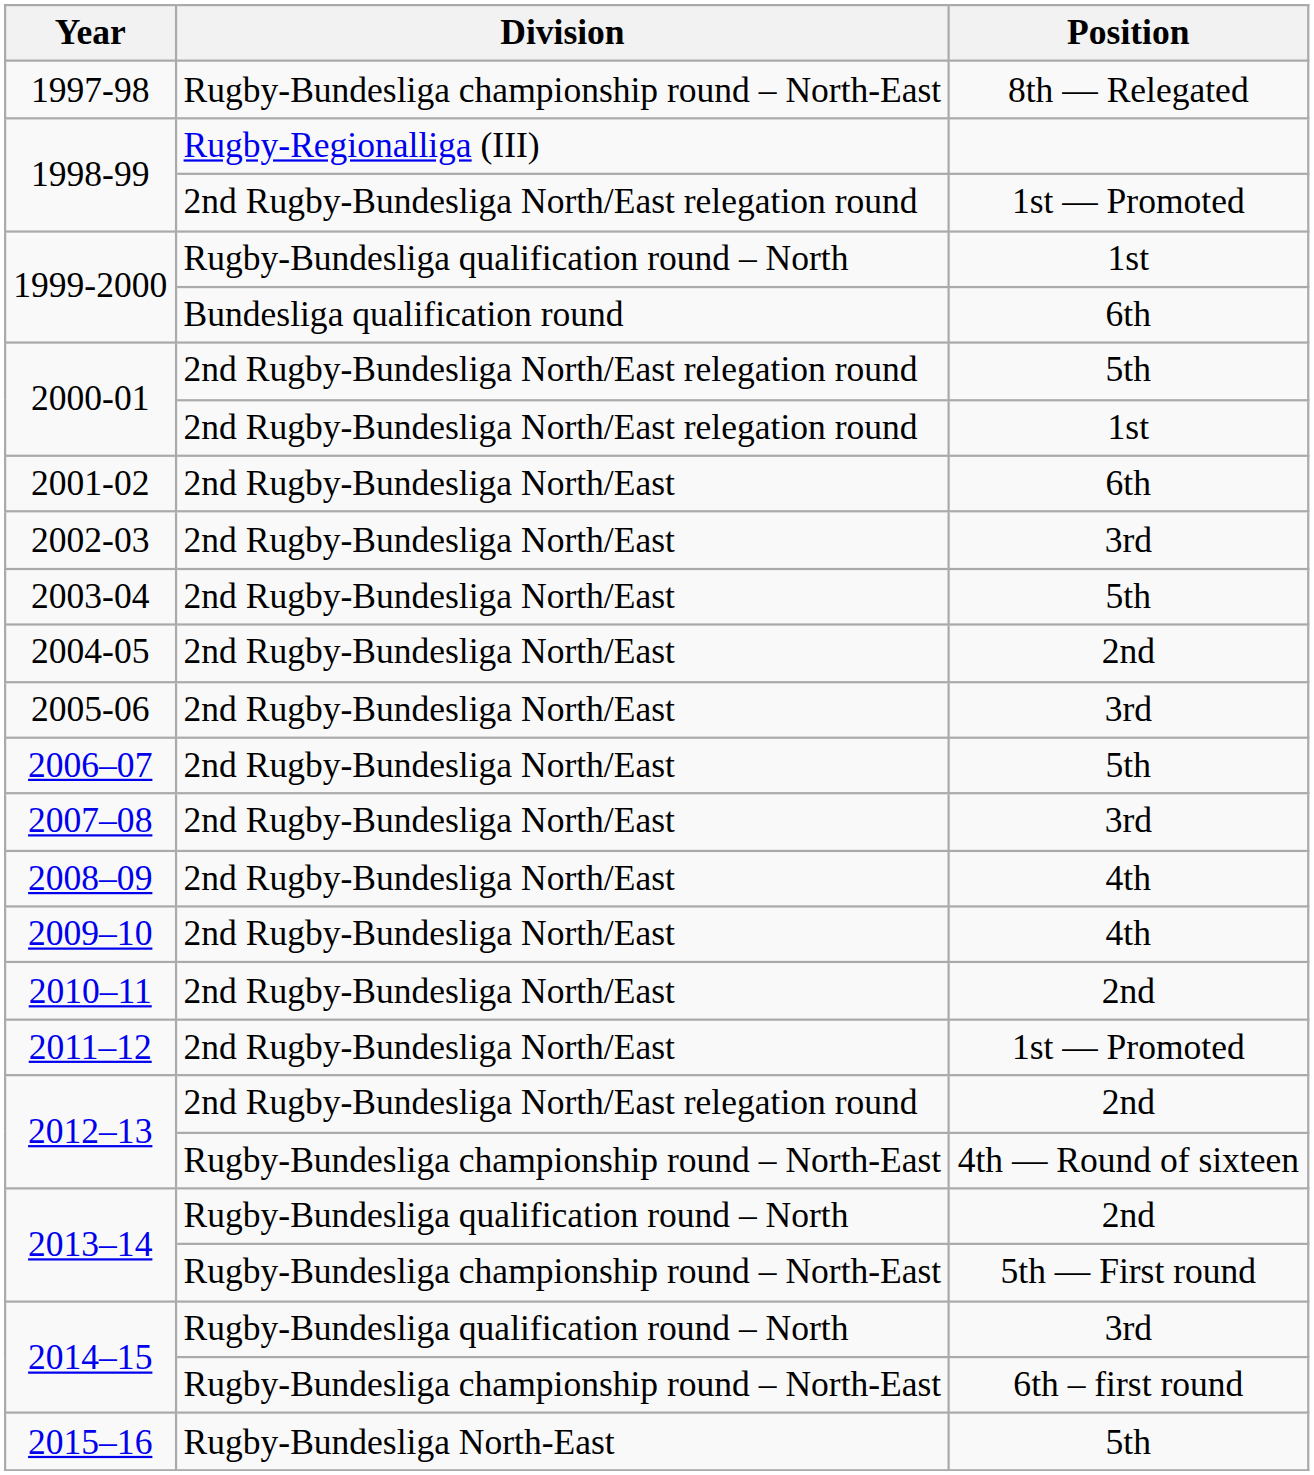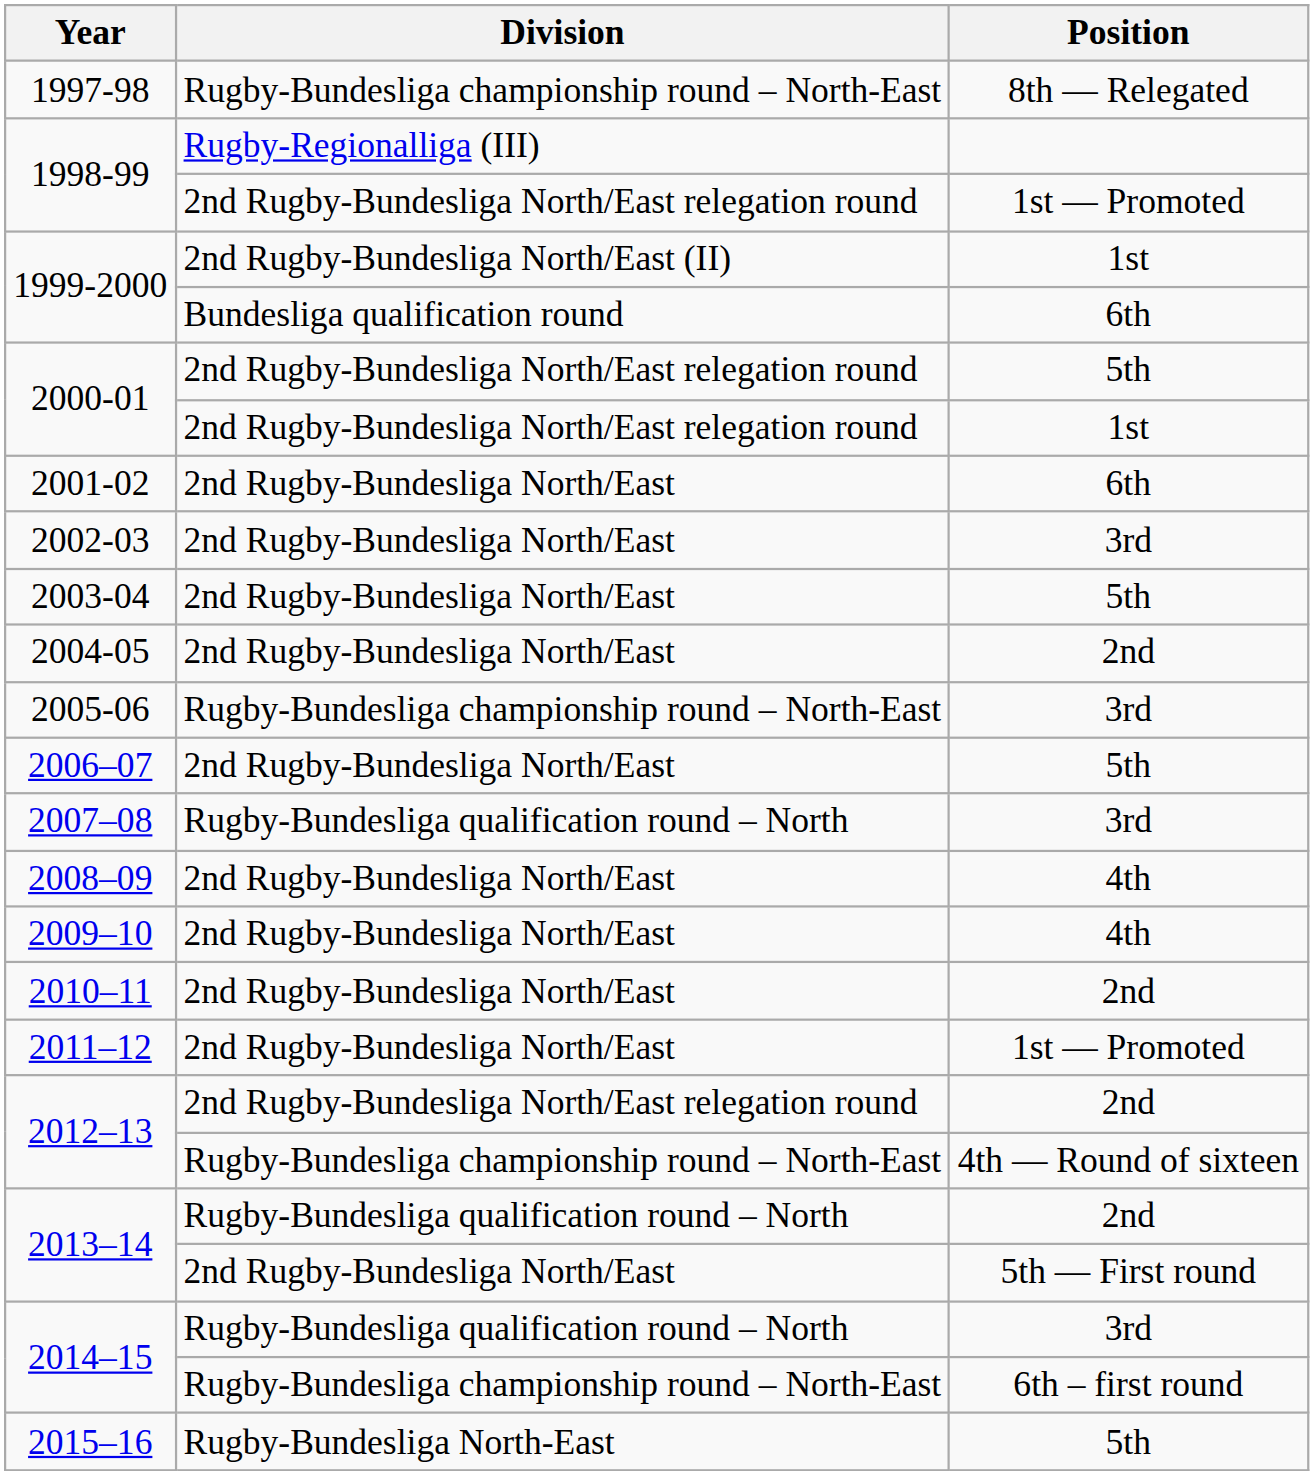(516, 257) Rugby-Bundesliga qualification round – North -> (457, 257) 2nd Rugby-Bundesliga North/East (II)
(429, 708) 2nd Rugby-Bundesliga North/East -> (562, 708) Rugby-Bundesliga championship round – North-East
(429, 821) 2nd Rugby-Bundesliga North/East -> (516, 821) Rugby-Bundesliga qualification round – North
(562, 1271) Rugby-Bundesliga championship round – North-East -> (429, 1271) 2nd Rugby-Bundesliga North/East
